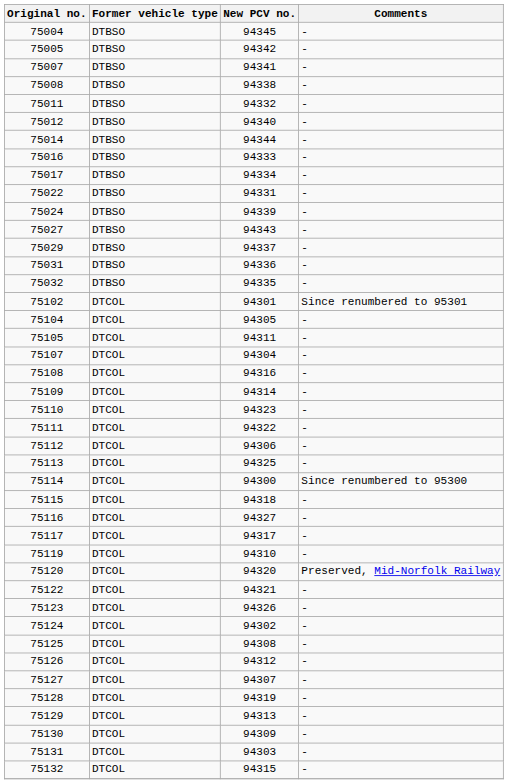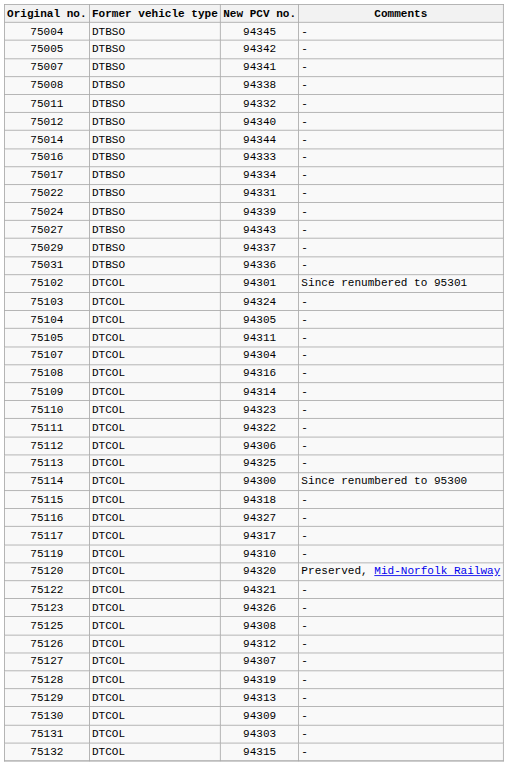- row: (47, 284)
+ row: (47, 302)
- row: (47, 626)
